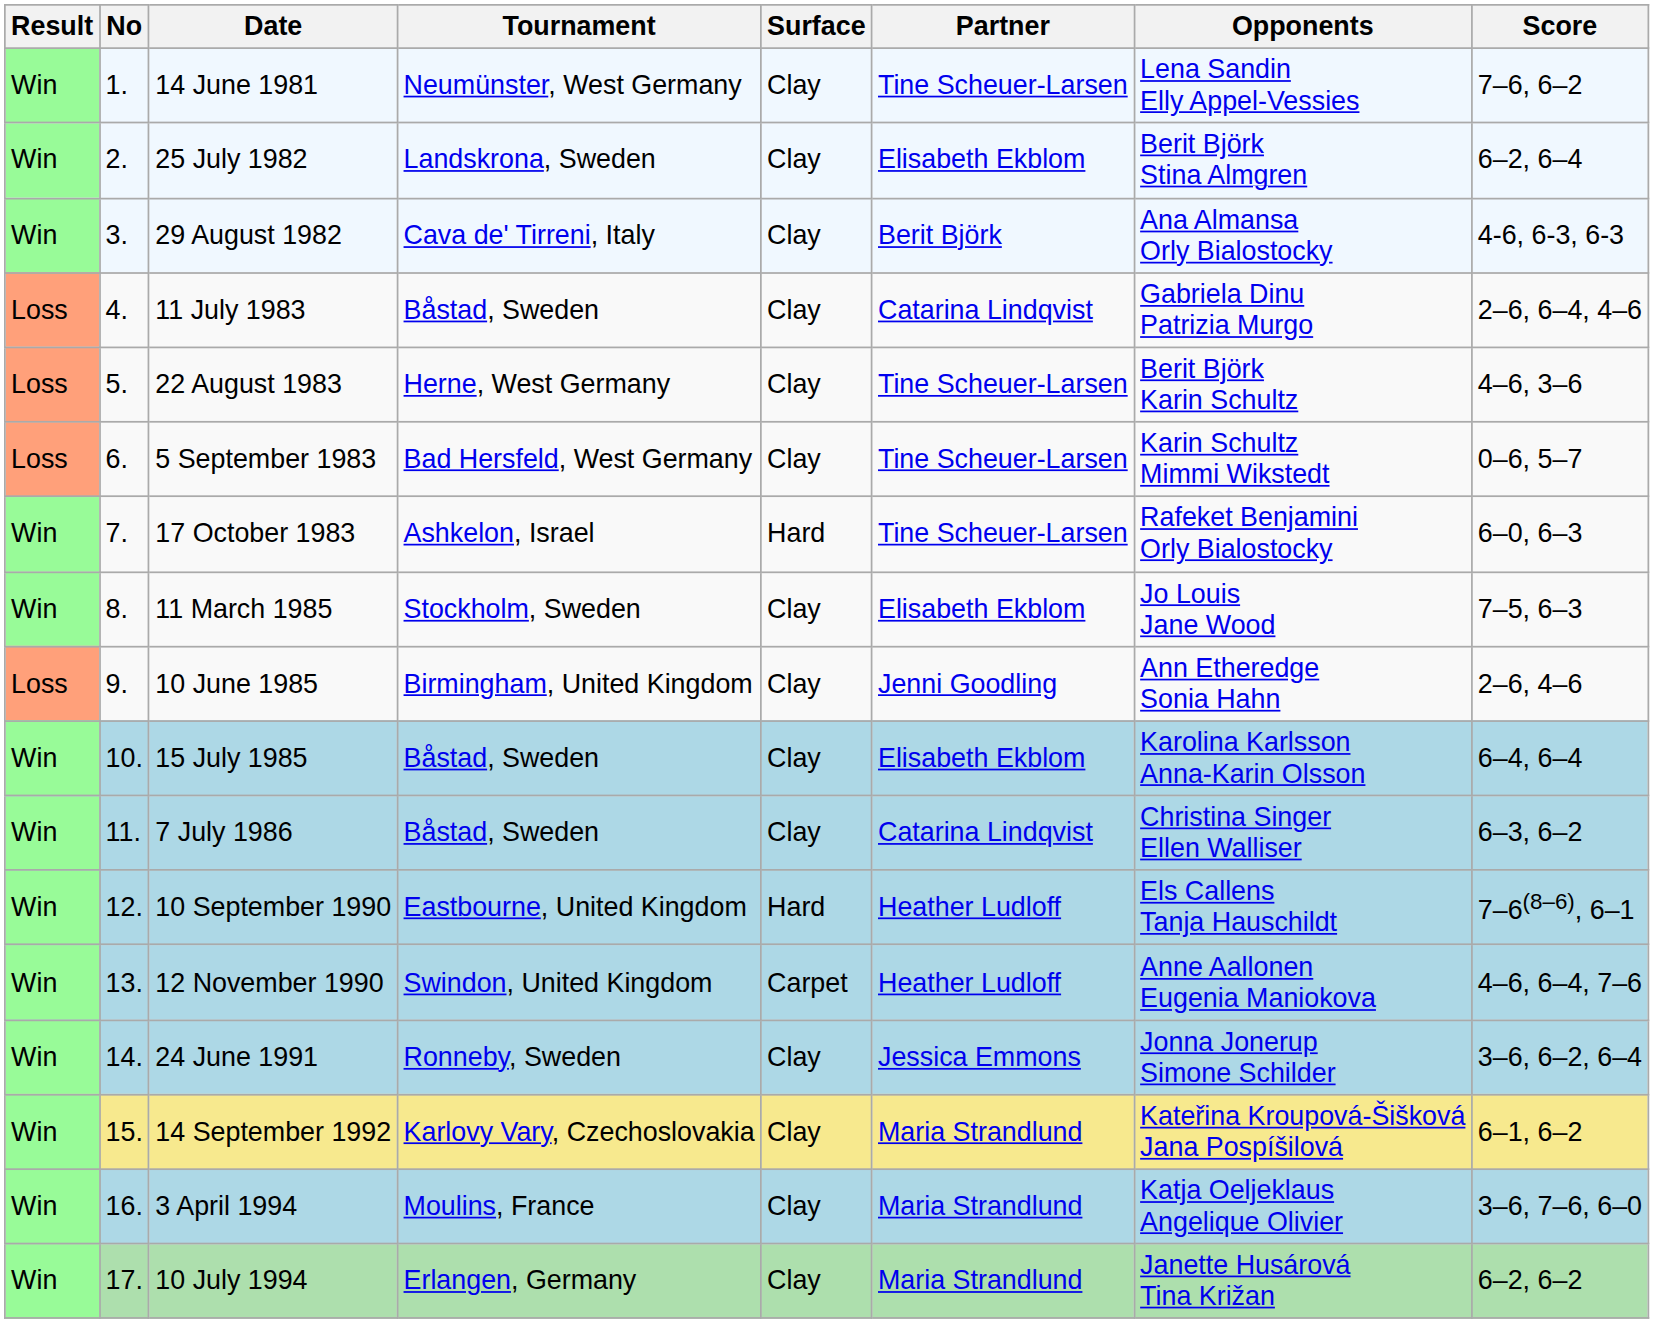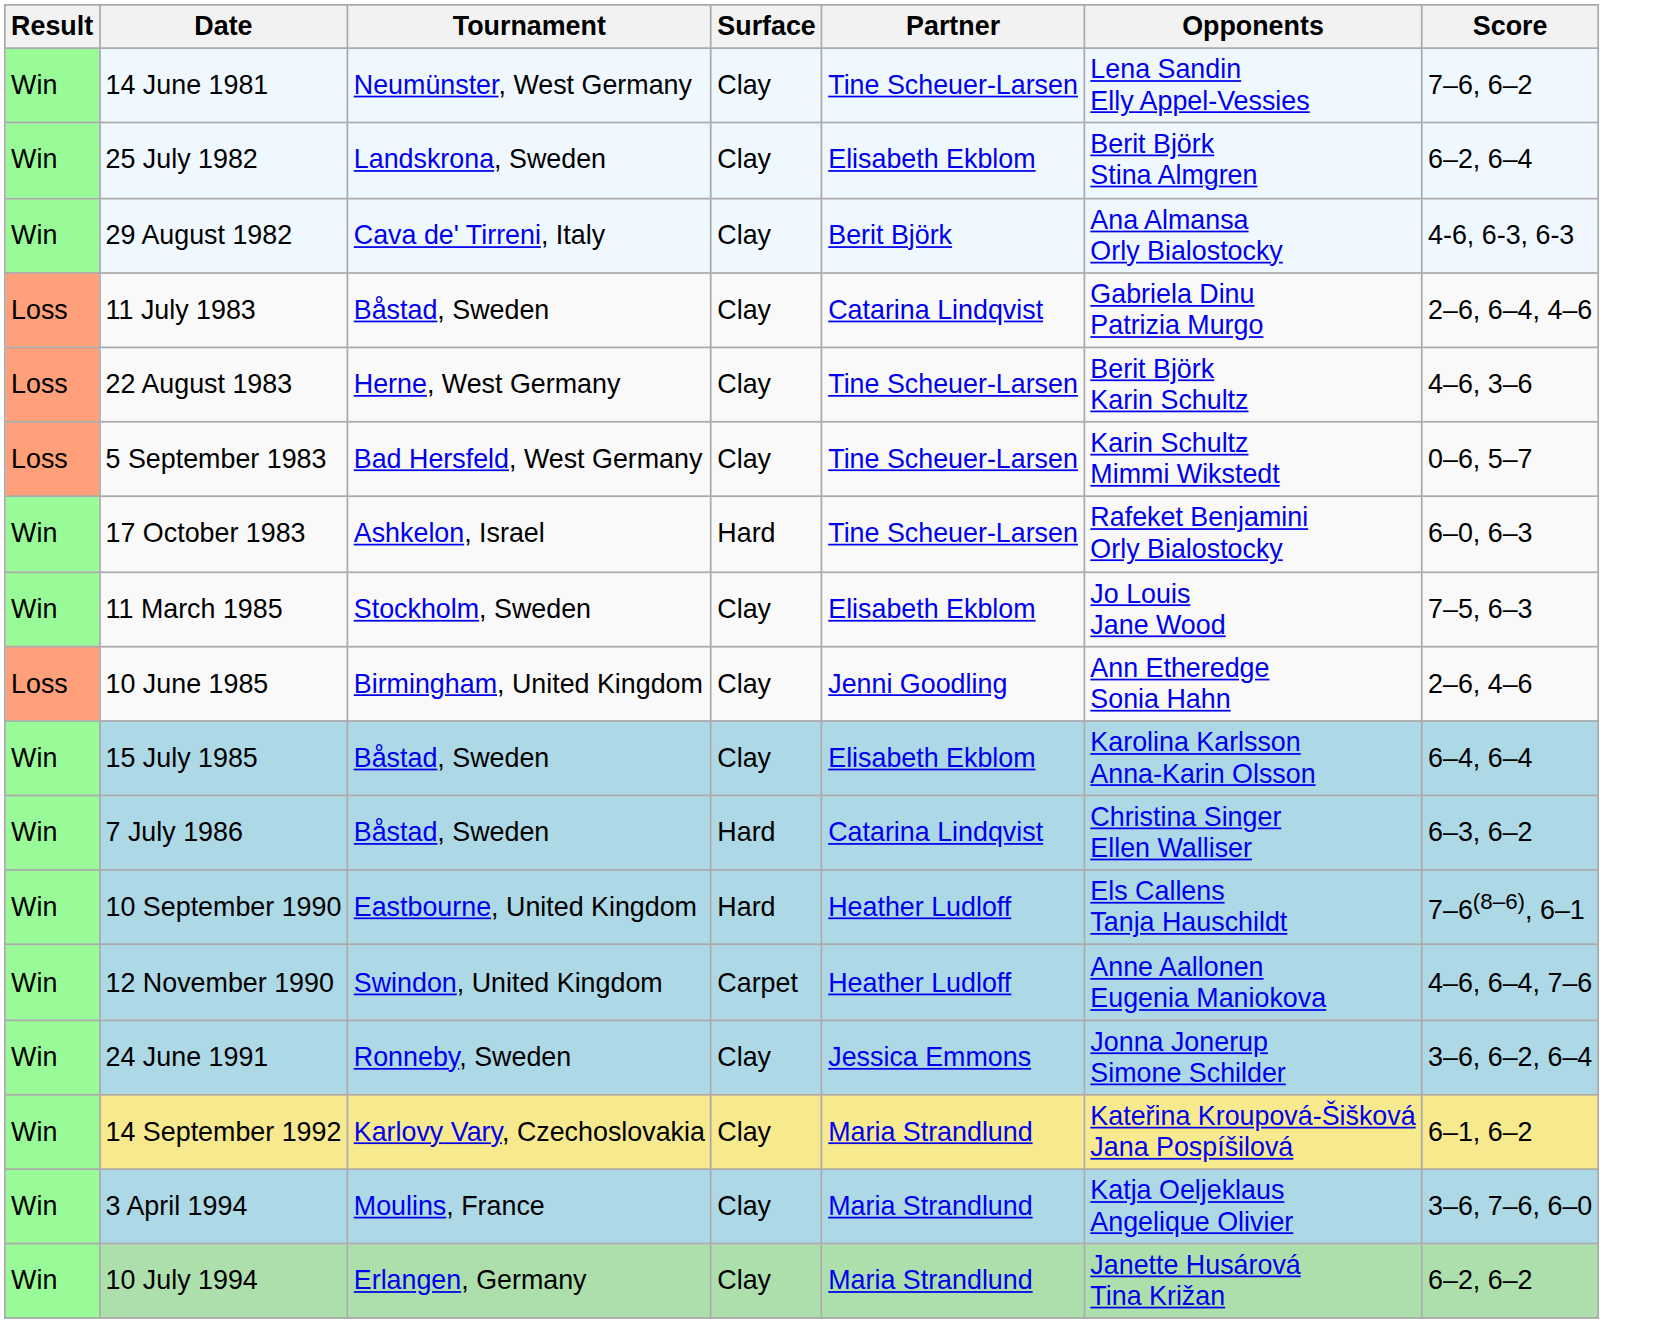- column: (124, 25)
(794, 832) Clay -> (746, 832) Hard
